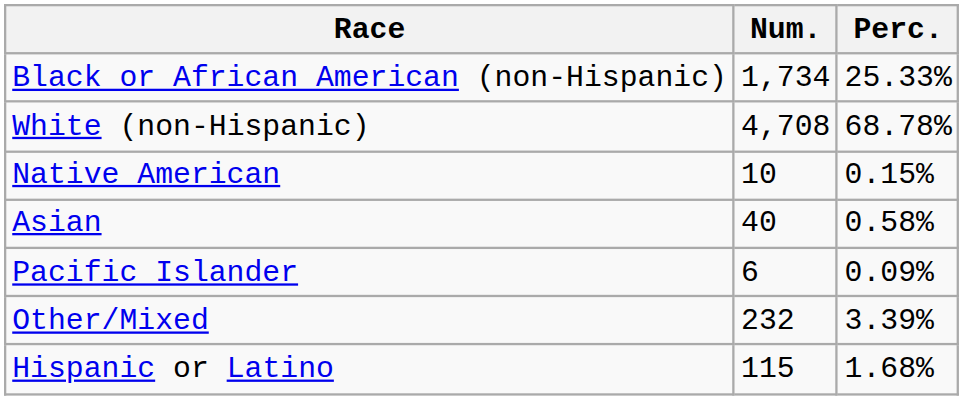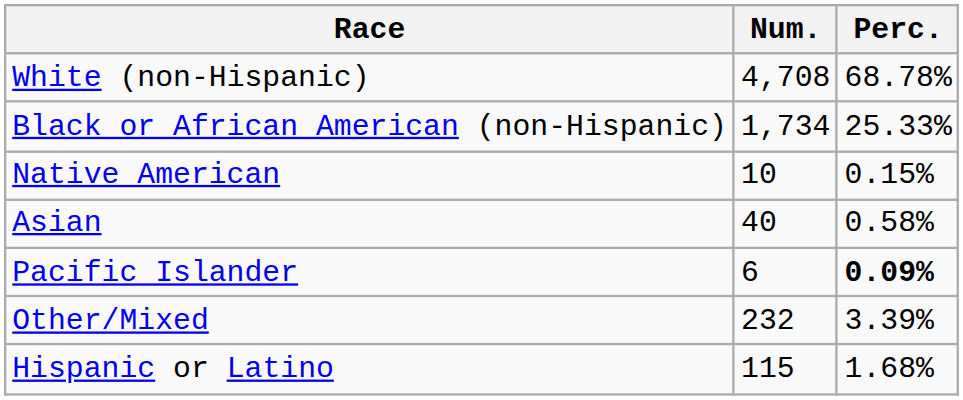rows swapped: (191, 126) <-> (370, 78)
(889, 272) normal -> (889, 272) bold
